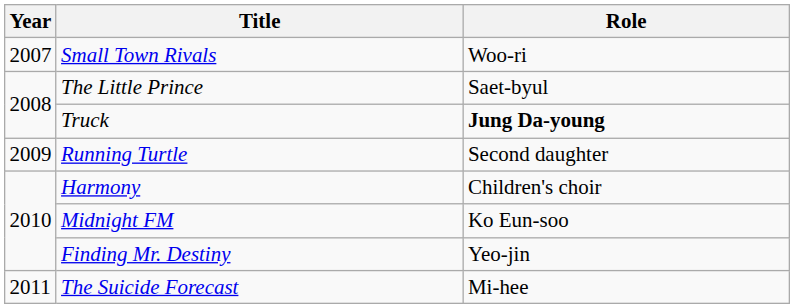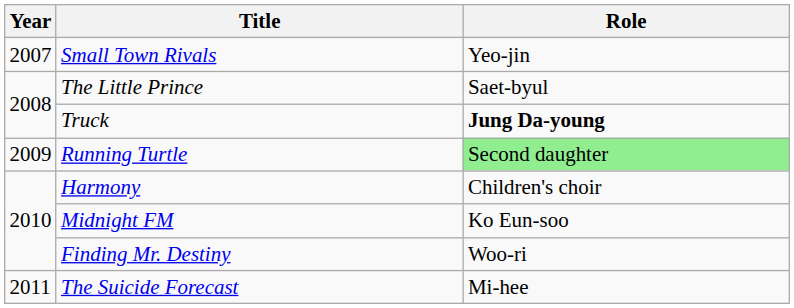(497, 54) Woo-ri -> (499, 54) Yeo-jin
(538, 154) no background -> (538, 154) lightgreen background
(499, 253) Yeo-jin -> (497, 253) Woo-ri
